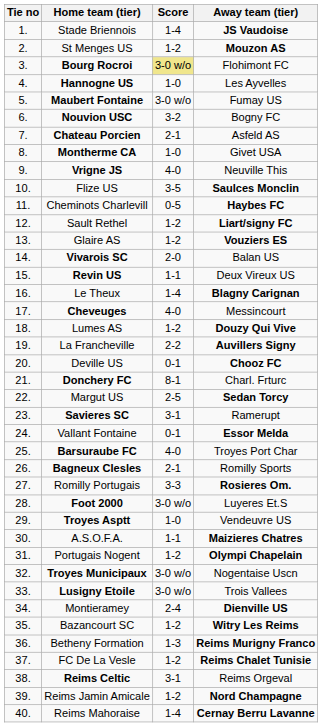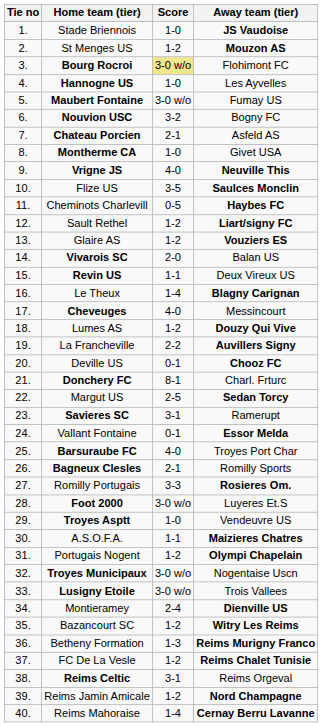(173, 30) 1-4 -> (173, 30) 1-0
(256, 170) normal -> (256, 170) bold
